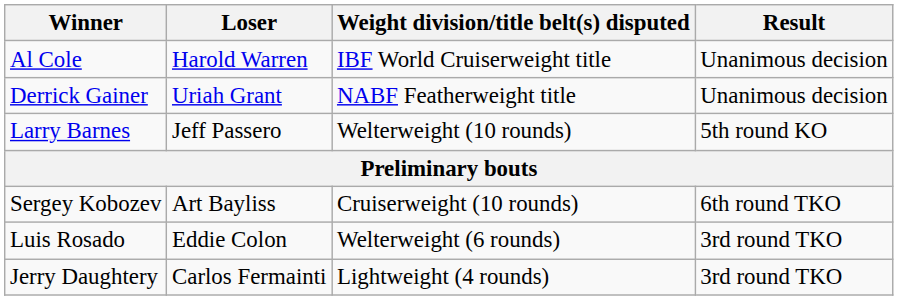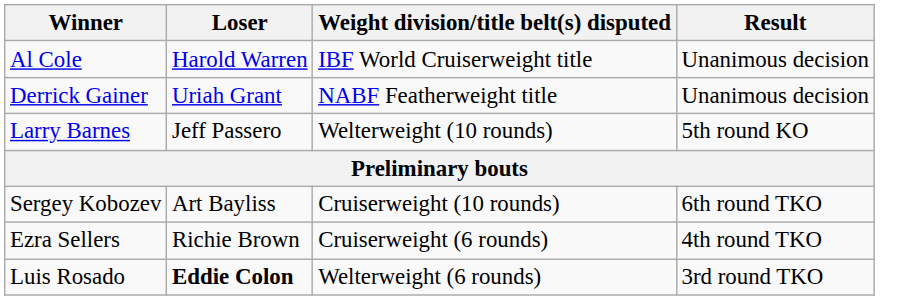+ row: (65, 240)
(229, 240) normal -> (233, 276) bold
- row: (84, 276)
